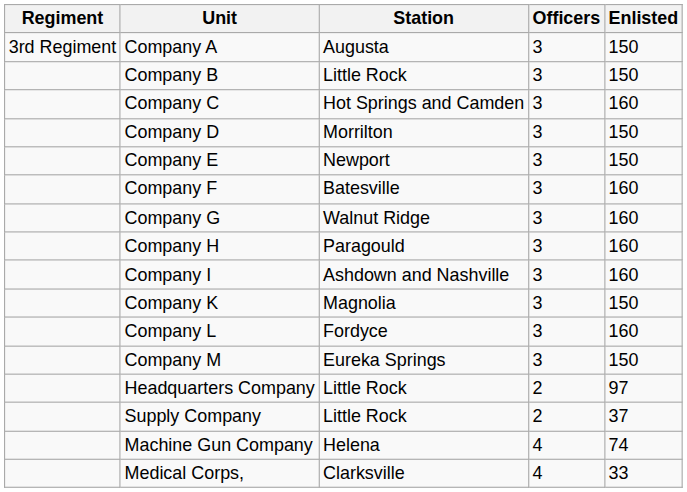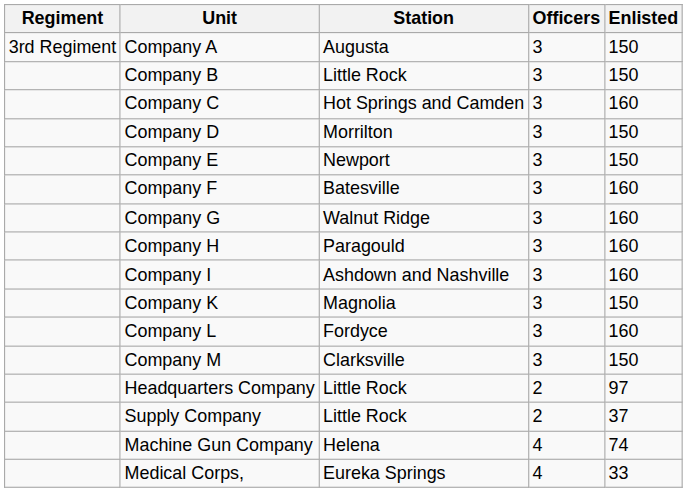(384, 359) Eureka Springs -> (364, 359) Clarksville
(364, 473) Clarksville -> (384, 473) Eureka Springs
